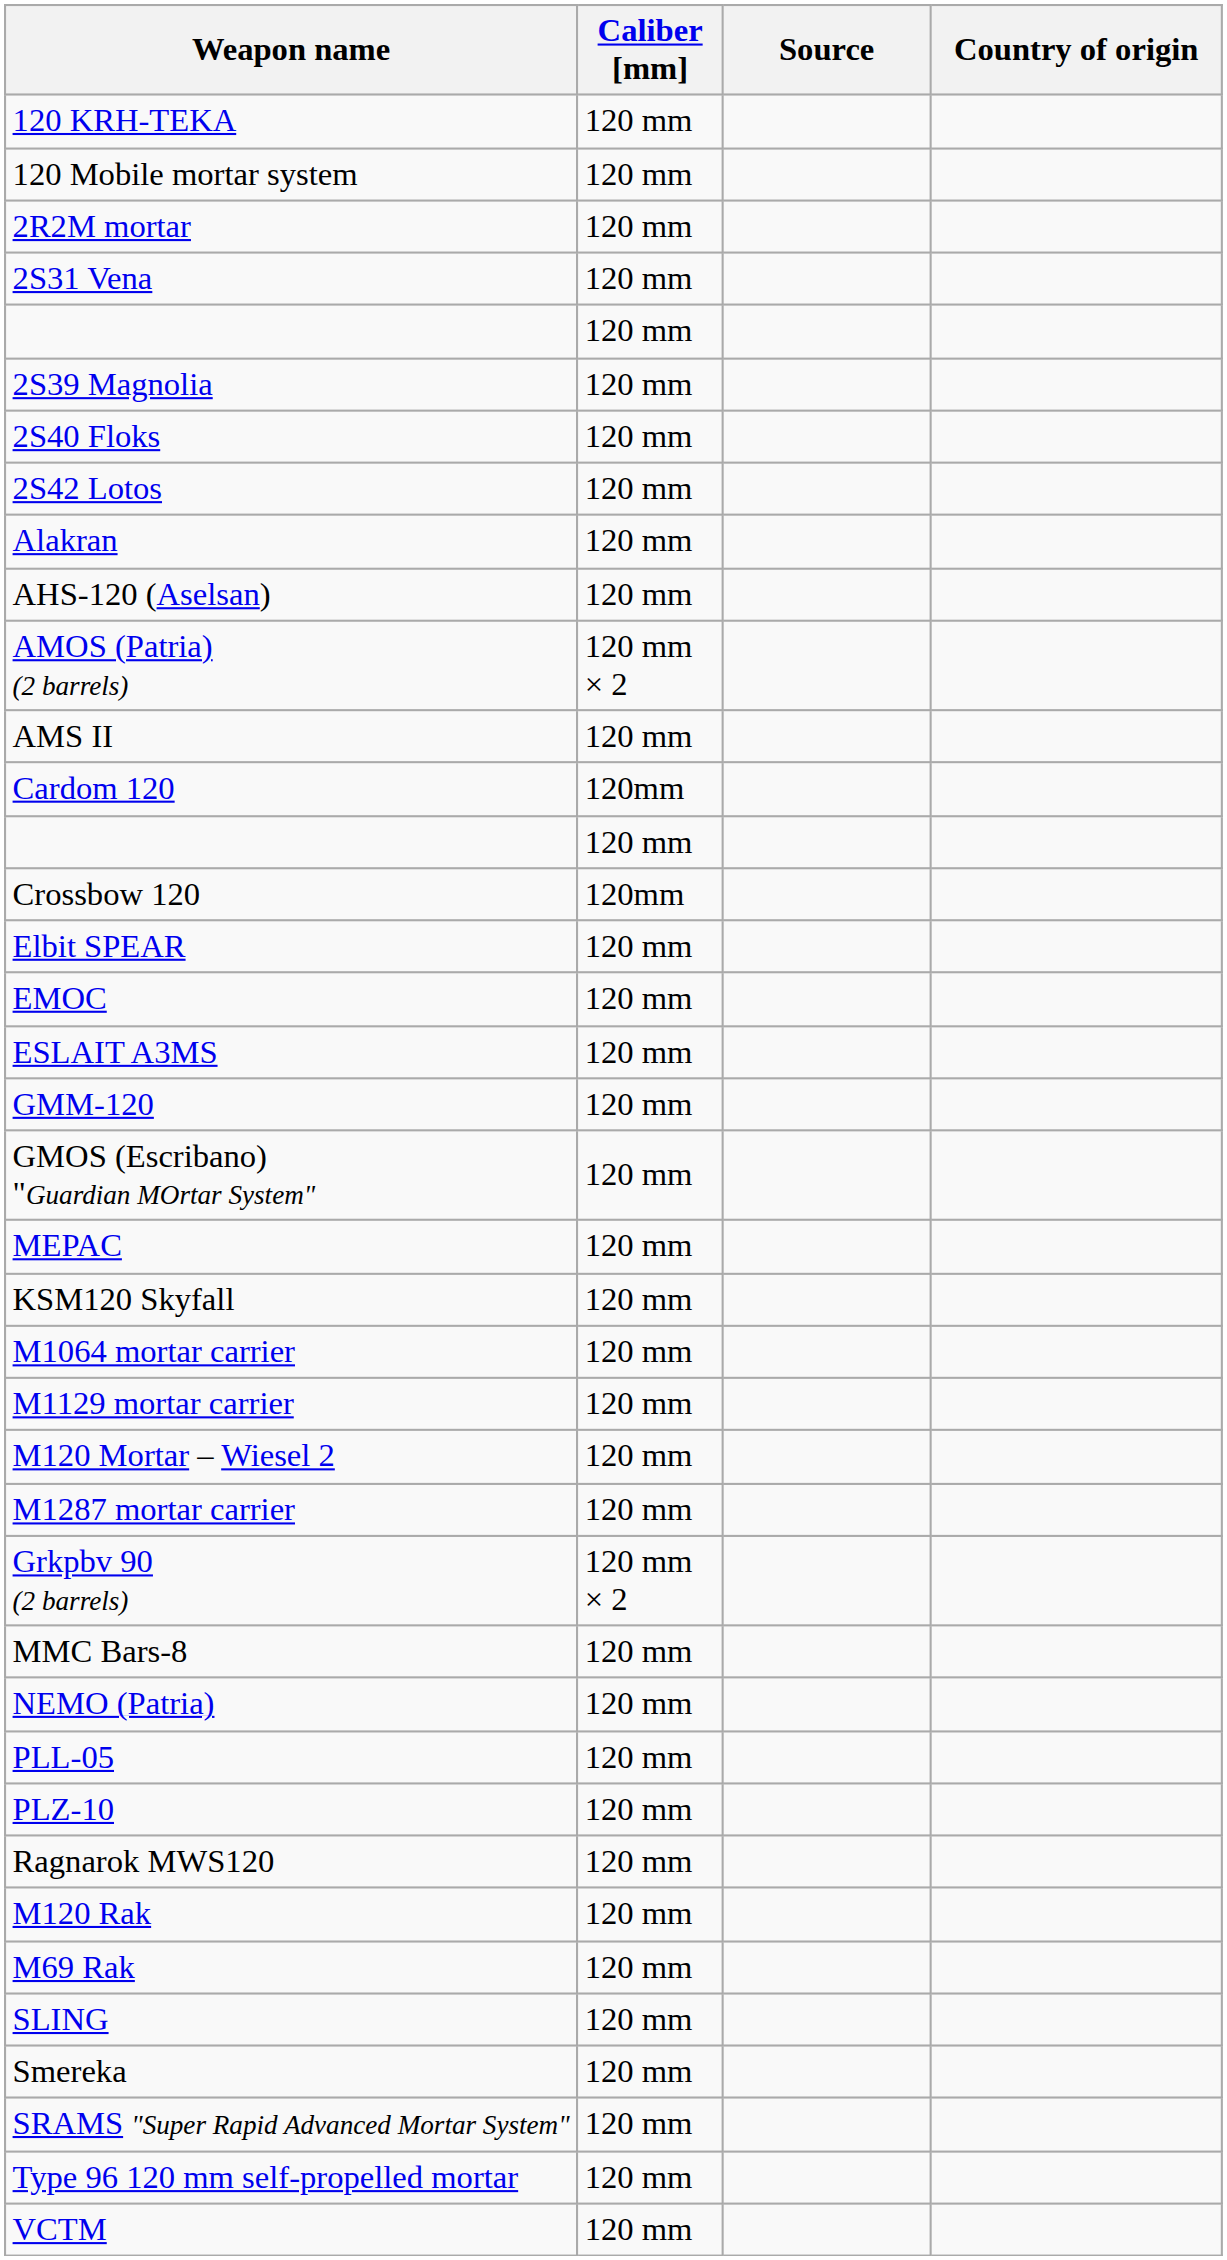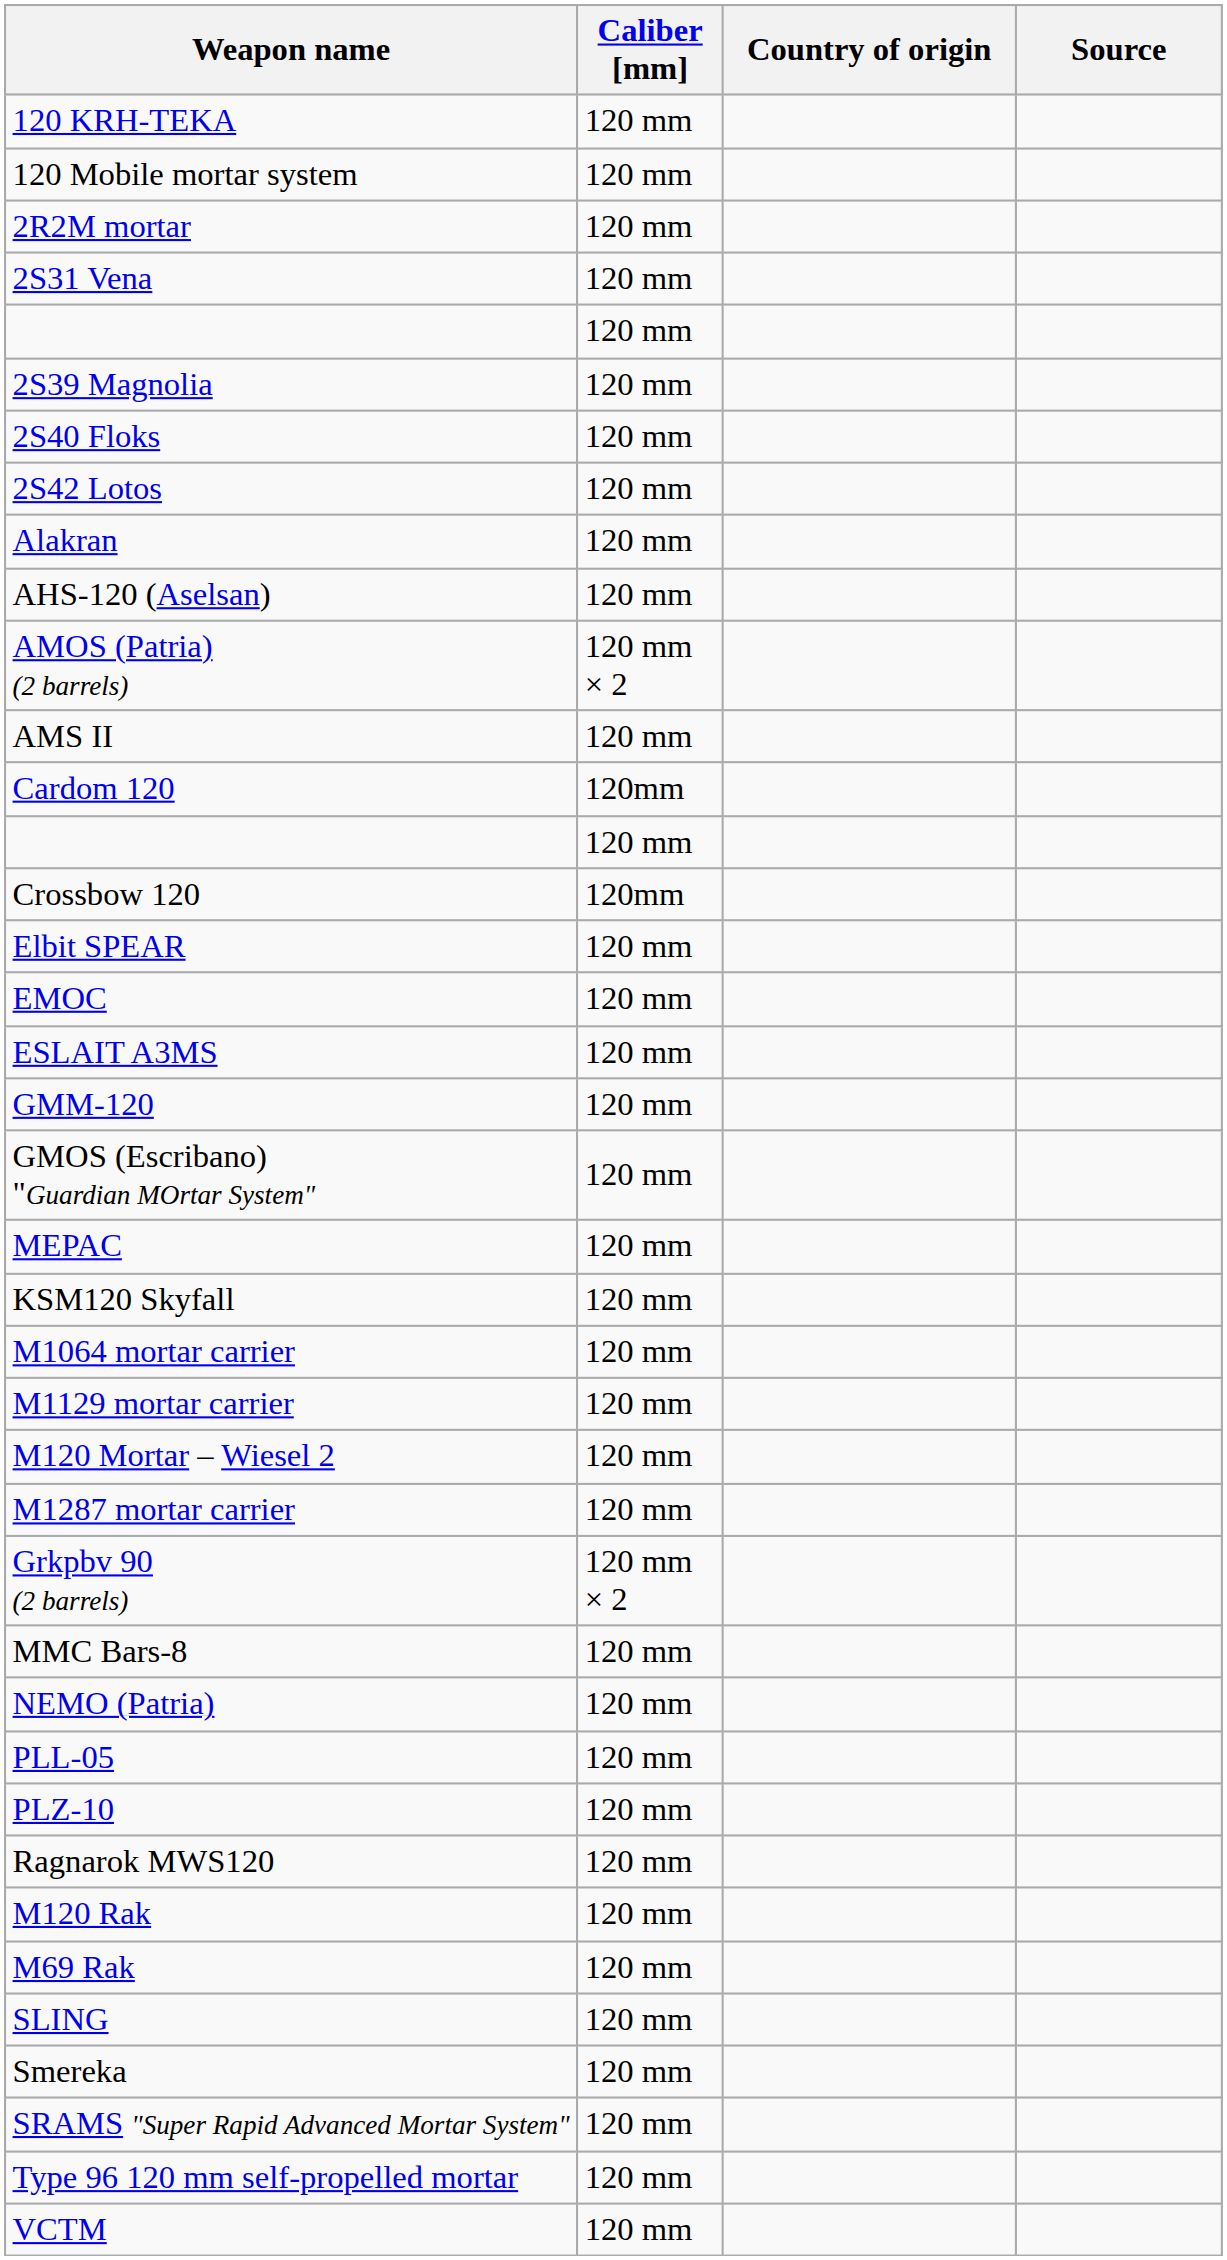columns swapped: (1076, 49) <-> (827, 49)
